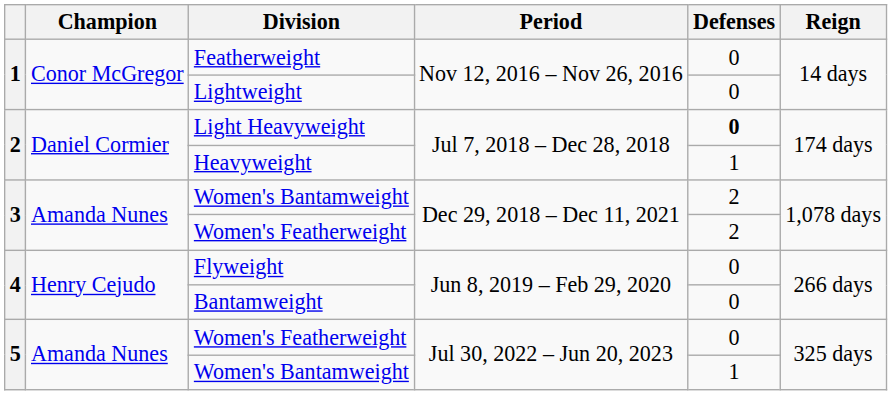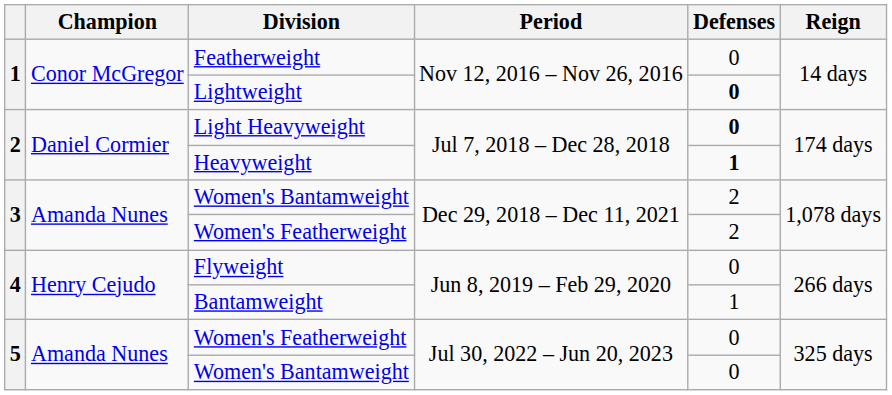(734, 92) normal -> (734, 92) bold
(734, 162) normal -> (734, 162) bold
(734, 302) 0 -> (734, 302) 1
(734, 372) 1 -> (734, 372) 0
